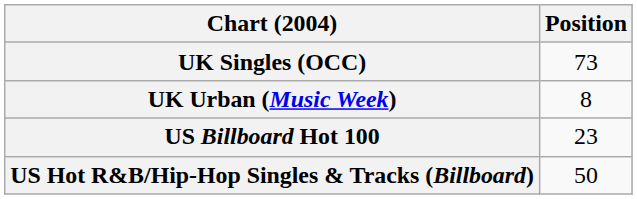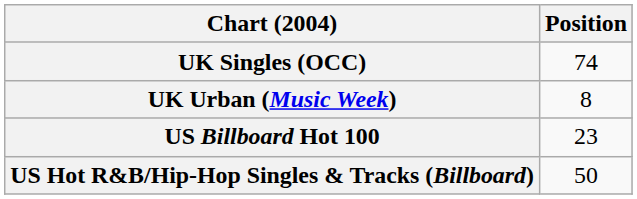(586, 61) 73 -> (586, 61) 74
